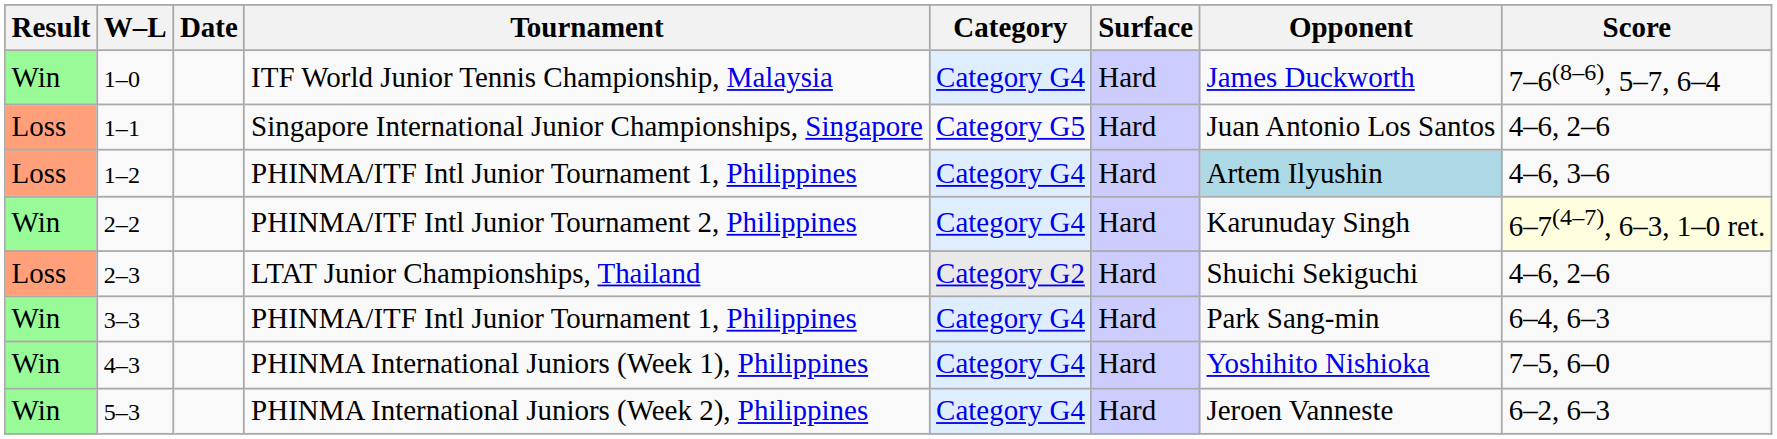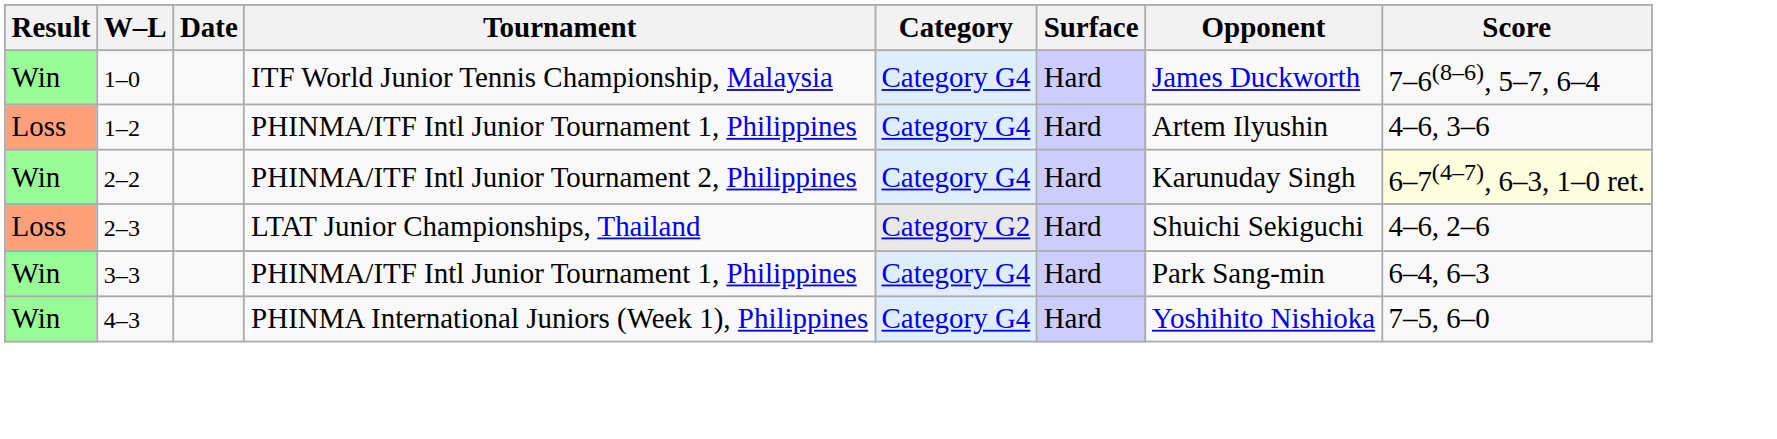- row: (122, 128)
(1295, 173) lightblue background -> (1240, 127) no background
- row: (122, 412)
